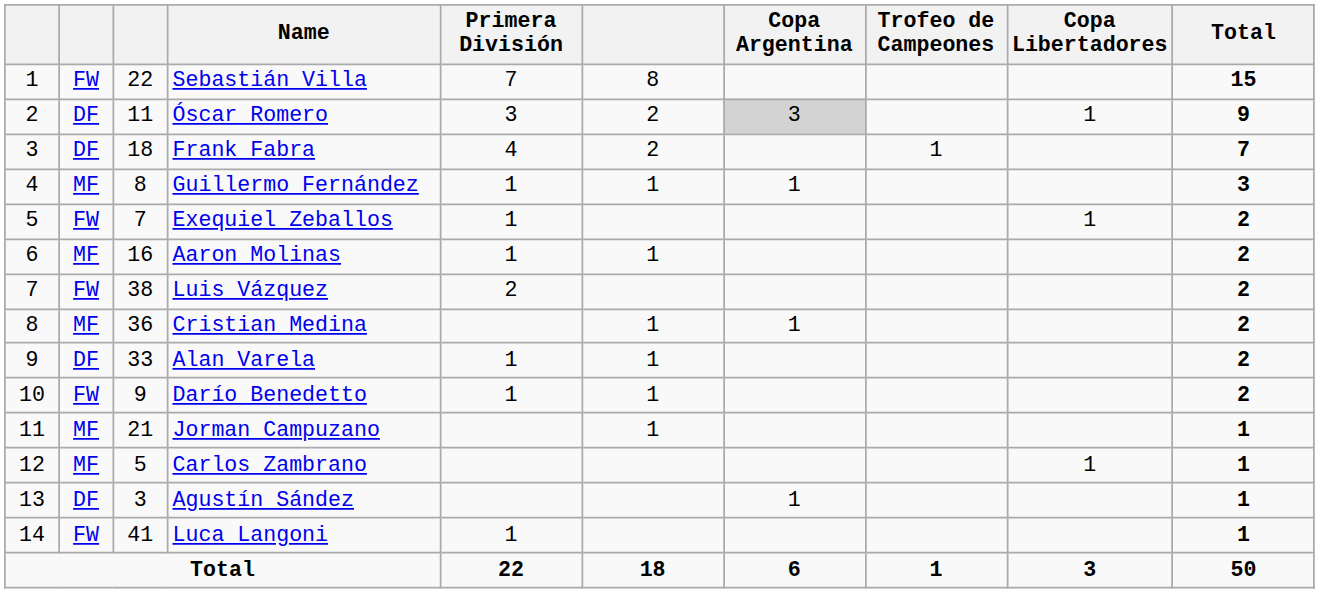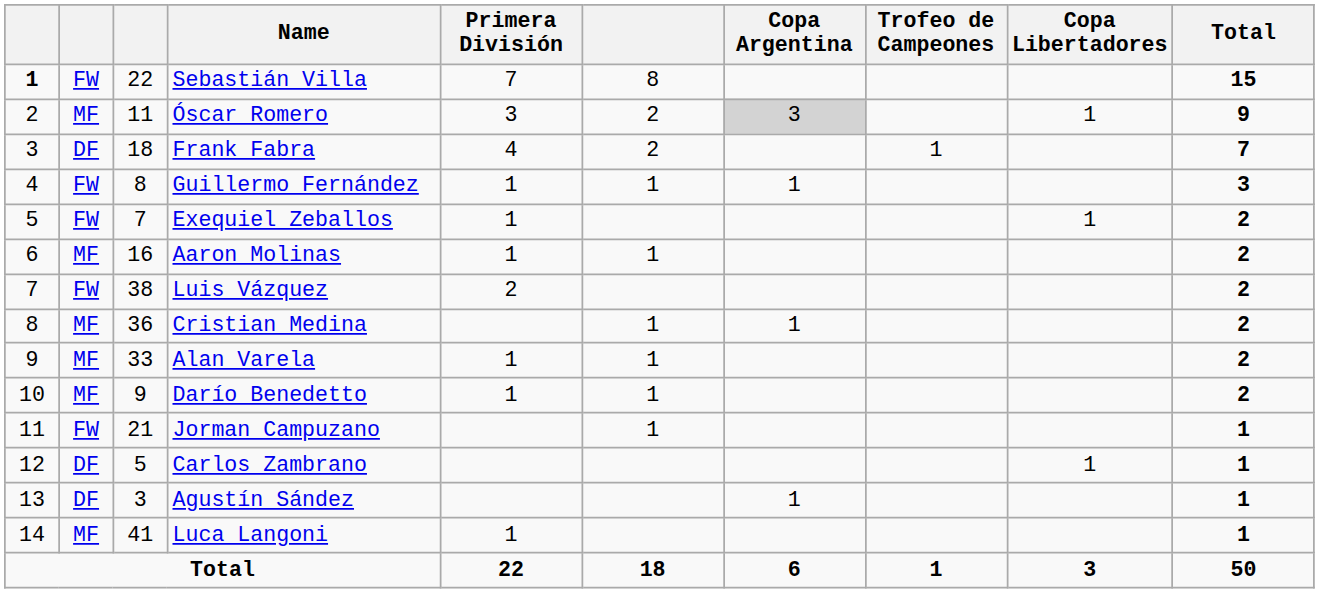(32, 82) normal -> (32, 82) bold
(86, 117) DF -> (86, 117) MF
(86, 187) MF -> (86, 187) FW
(86, 361) DF -> (86, 361) MF
(86, 396) FW -> (86, 396) MF
(86, 431) MF -> (86, 431) FW
(86, 466) MF -> (86, 466) DF
(86, 536) FW -> (86, 536) MF
